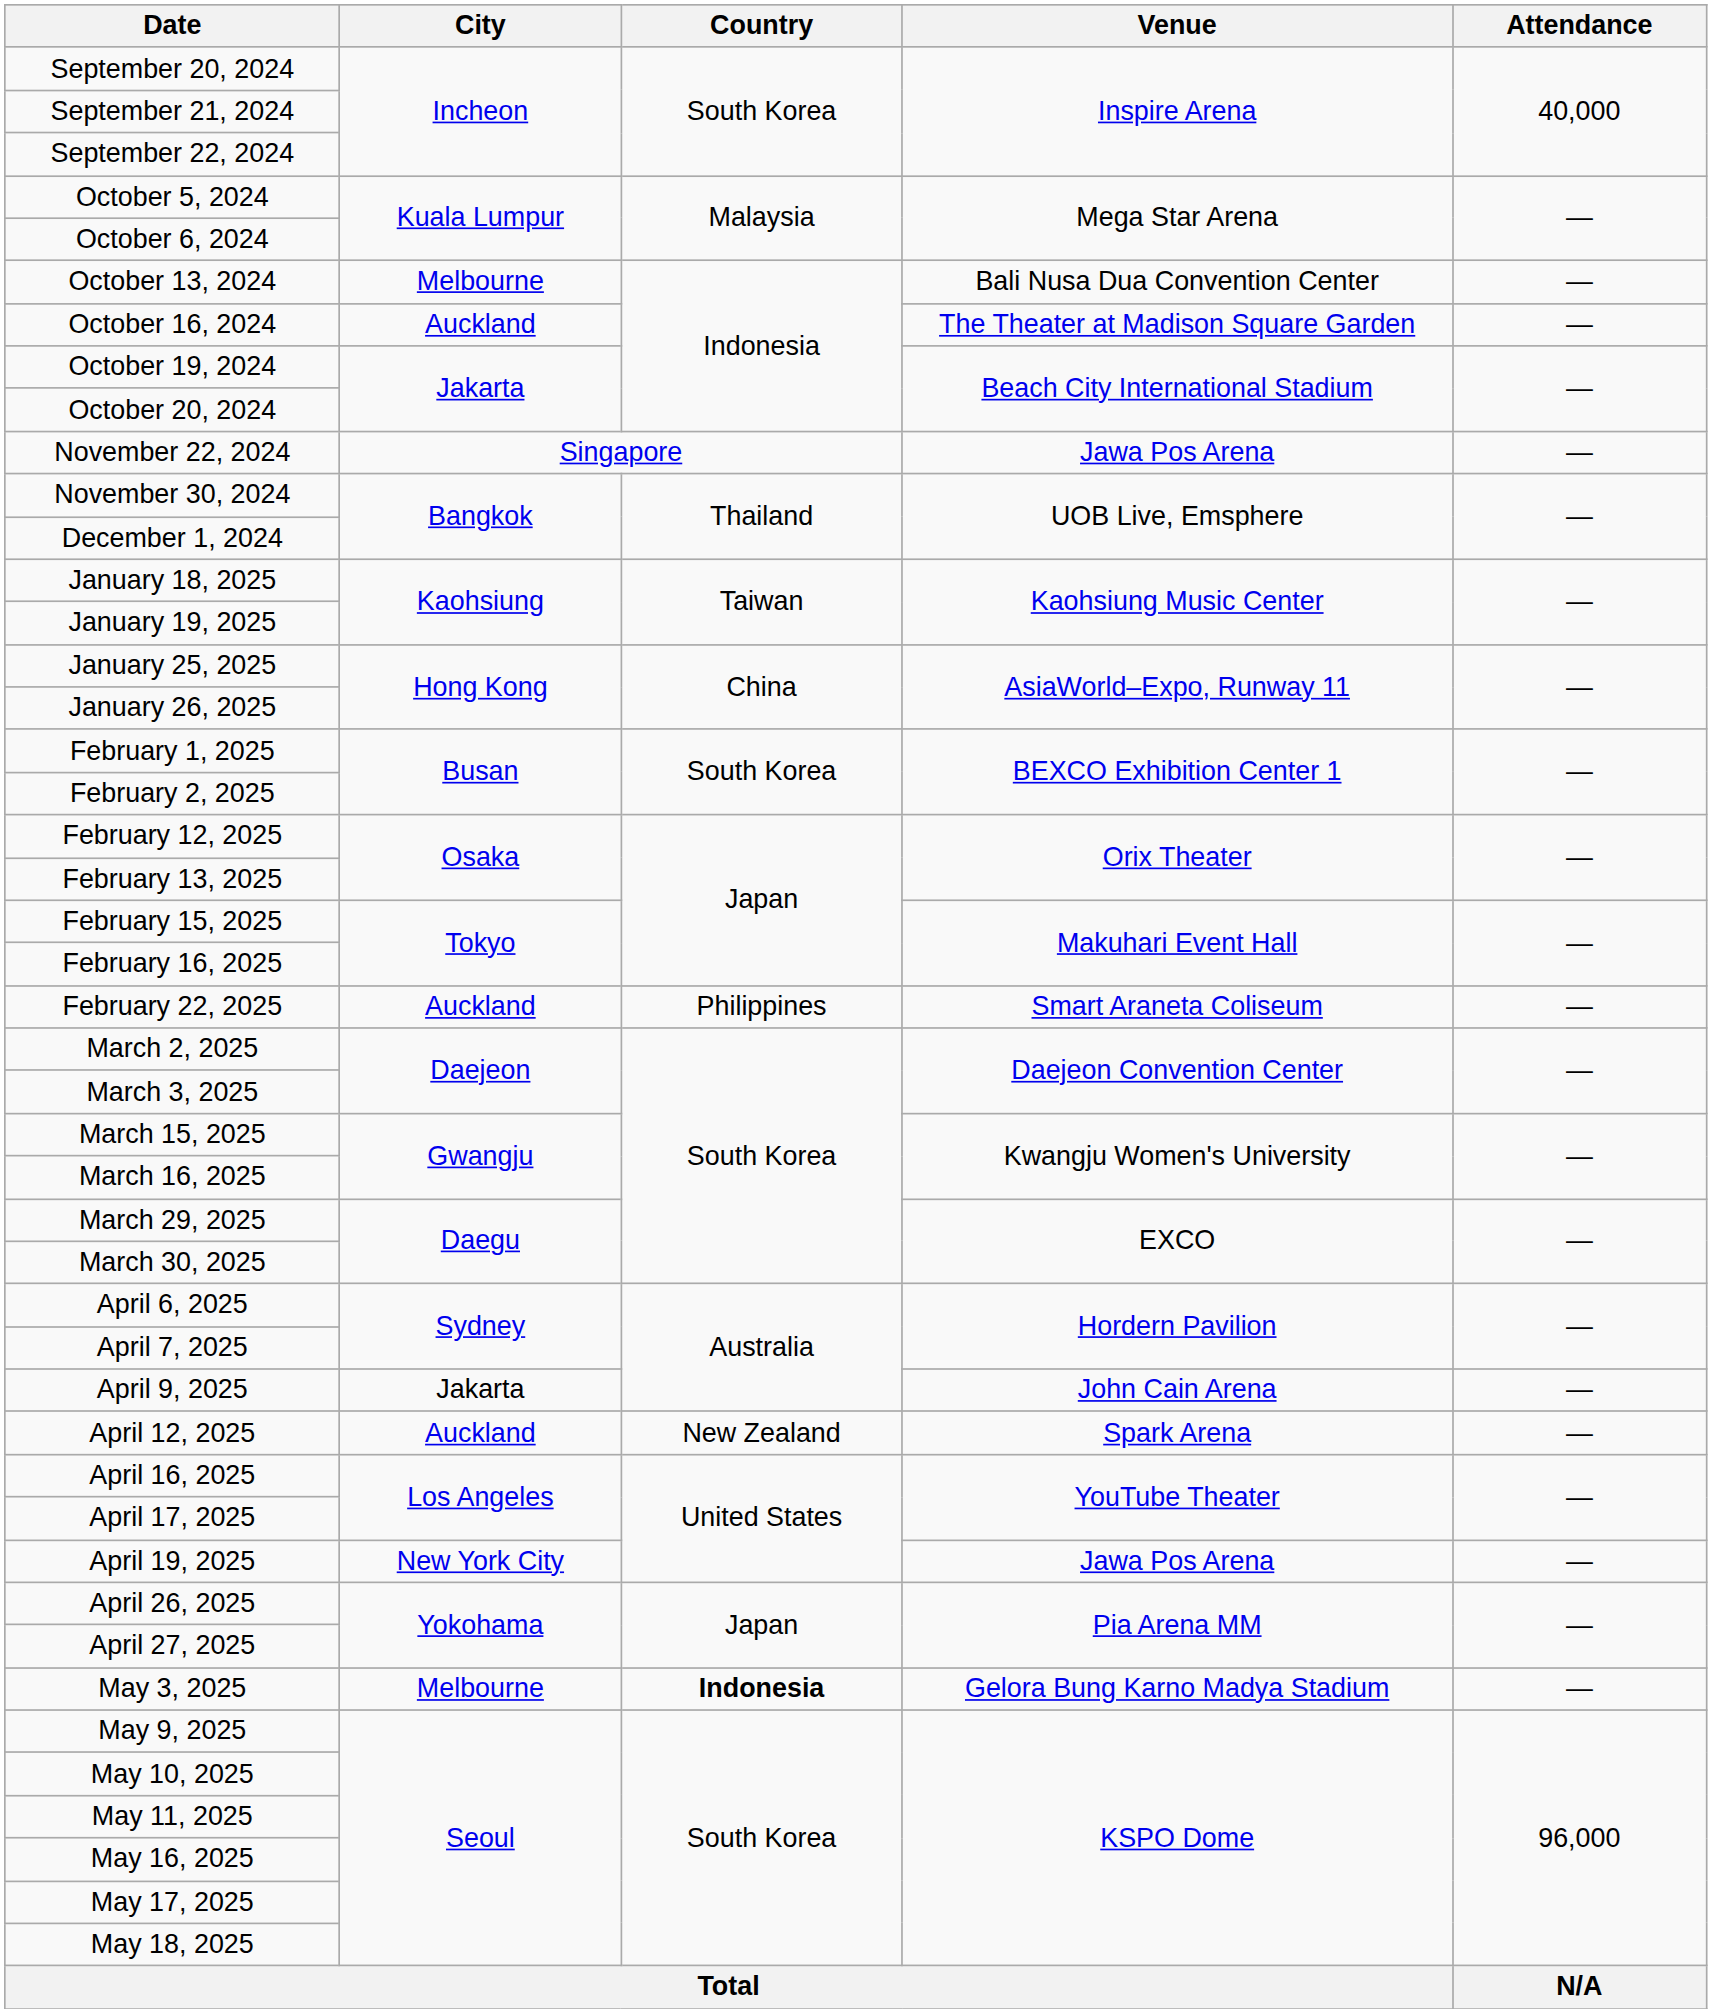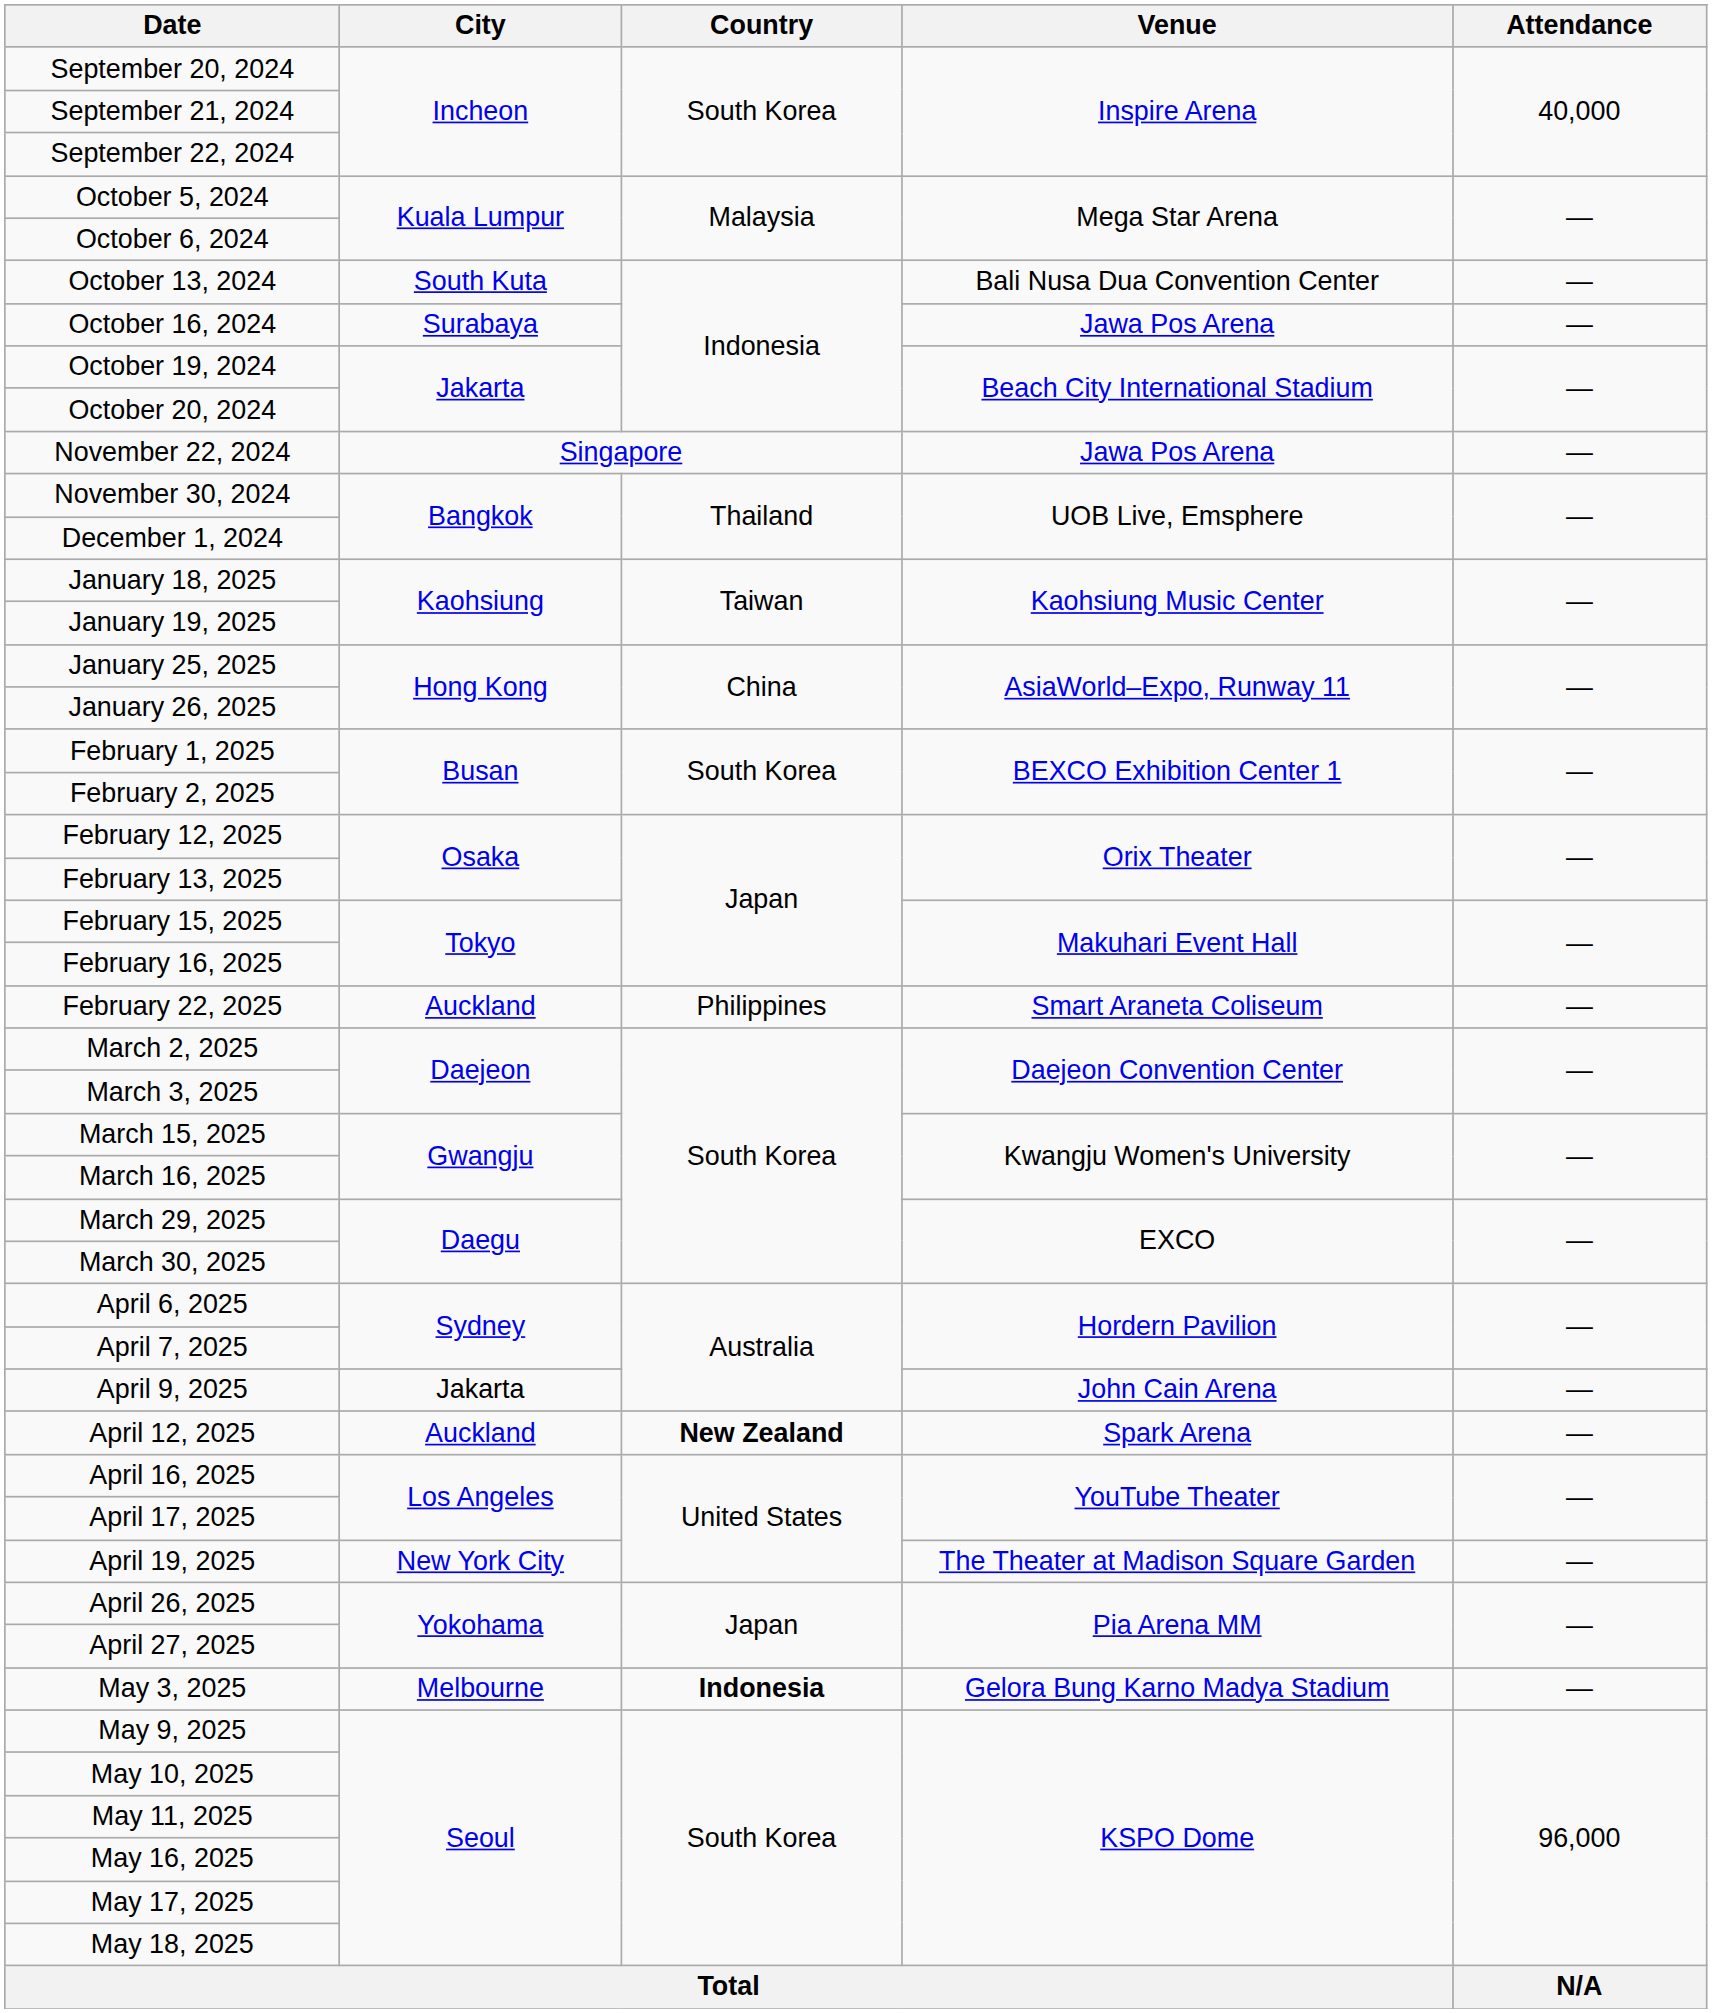(480, 281) Melbourne -> (480, 281) South Kuta
(480, 324) Auckland -> (480, 324) Surabaya
(1177, 324) The Theater at Madison Square Garden -> (1177, 324) Jawa Pos Arena
(762, 1432) normal -> (762, 1432) bold
(1177, 1560) Jawa Pos Arena -> (1177, 1560) The Theater at Madison Square Garden
